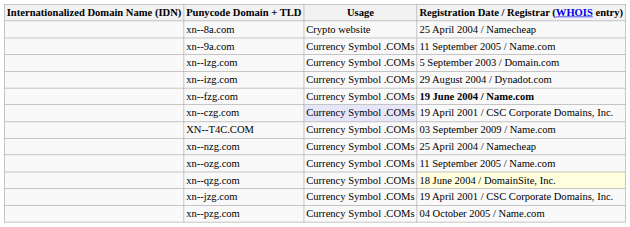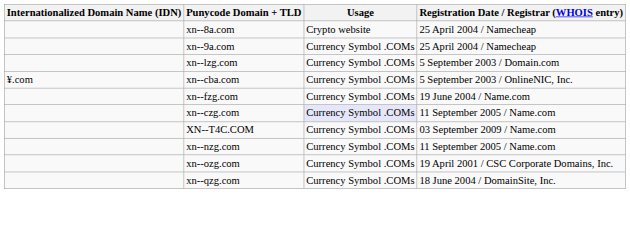(487, 46) 11 September 2005 / Name.com -> (478, 46) 25 April 2004 / Namecheap
+ row: (213, 79)
- row: (212, 79)
(477, 96) bold -> (475, 96) normal
(516, 113) 19 April 2001 / CSC Corporate Domains, Inc. -> (487, 113) 11 September 2005 / Name.com
(478, 146) 25 April 2004 / Namecheap -> (487, 146) 11 September 2005 / Name.com
(487, 163) 11 September 2005 / Name.com -> (516, 163) 19 April 2001 / CSC Corporate Domains, Inc.
(488, 180) lightyellow background -> (488, 180) no background
- row: (212, 197)
- row: (213, 213)
